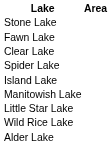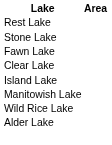+ row: (27, 23)
- row: (32, 66)
- row: (39, 109)
